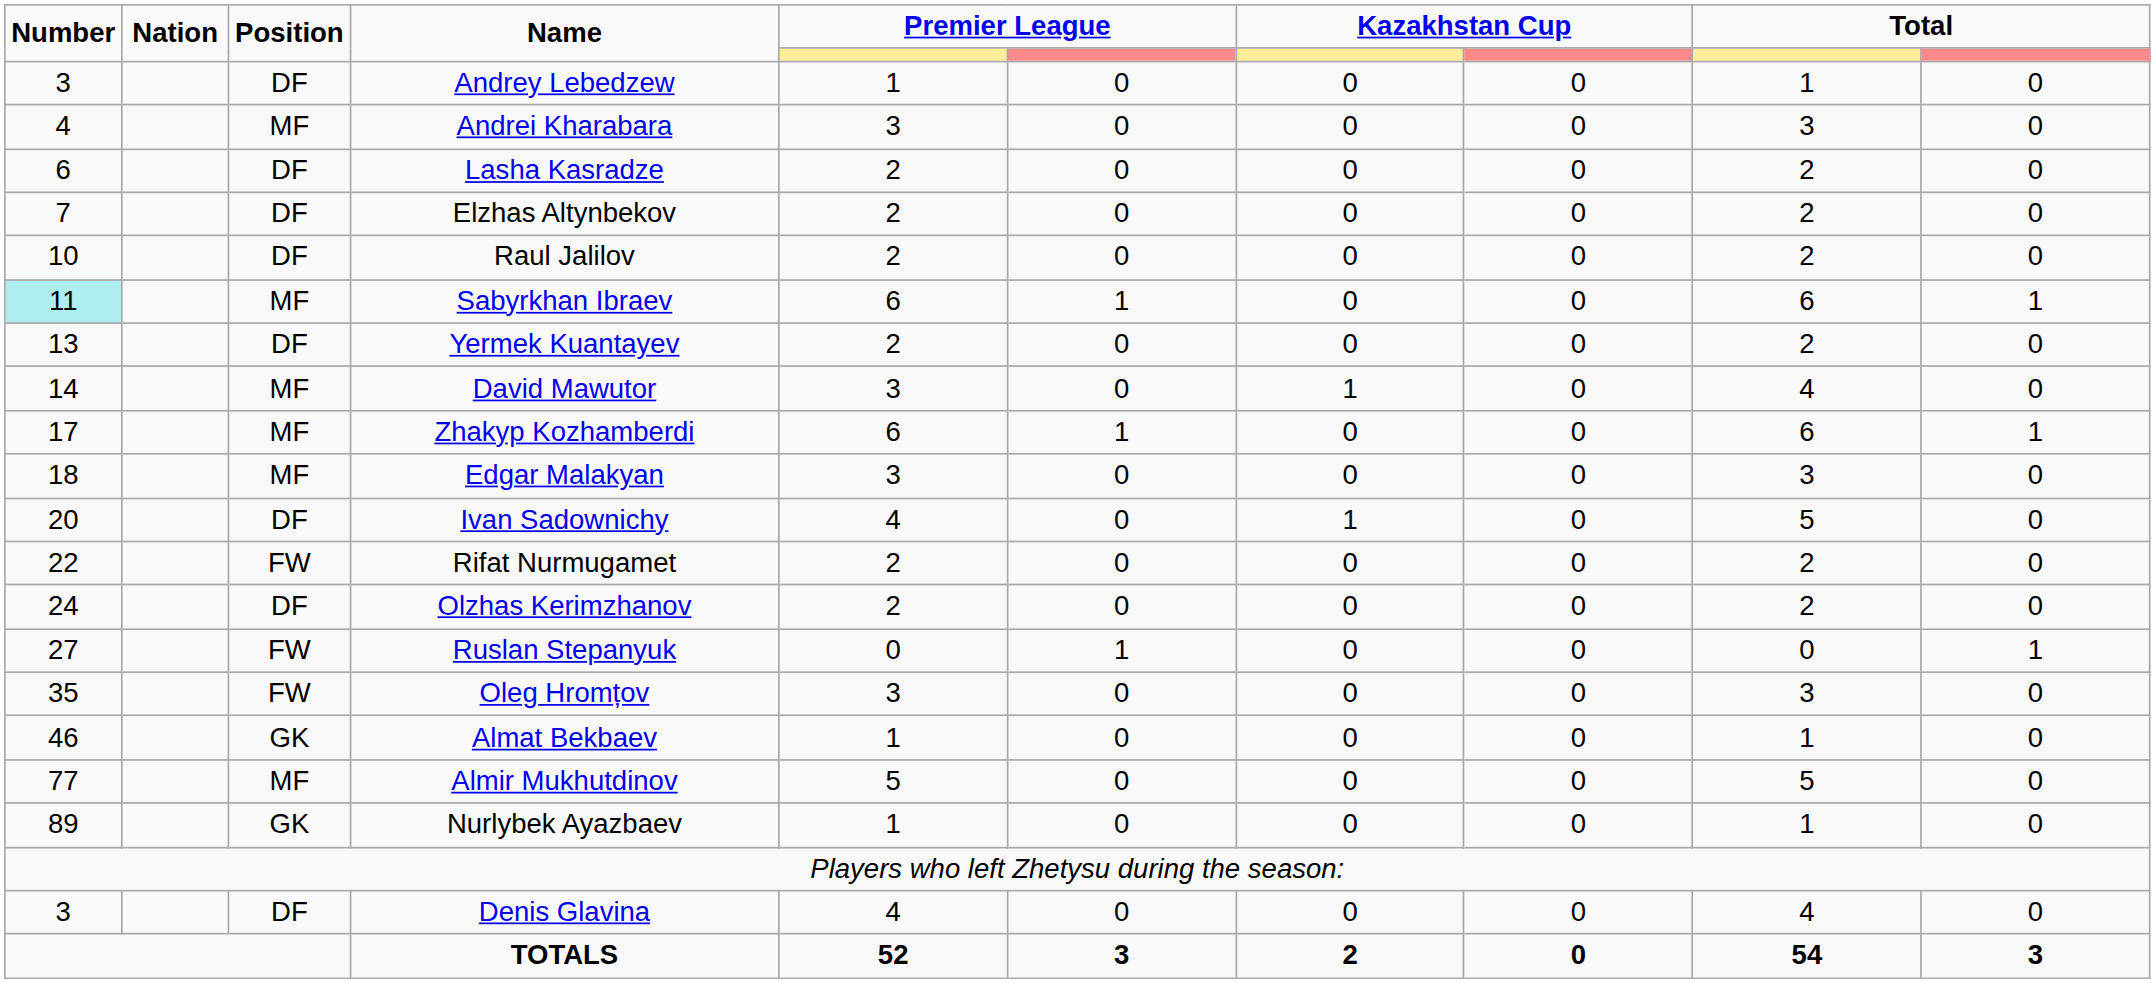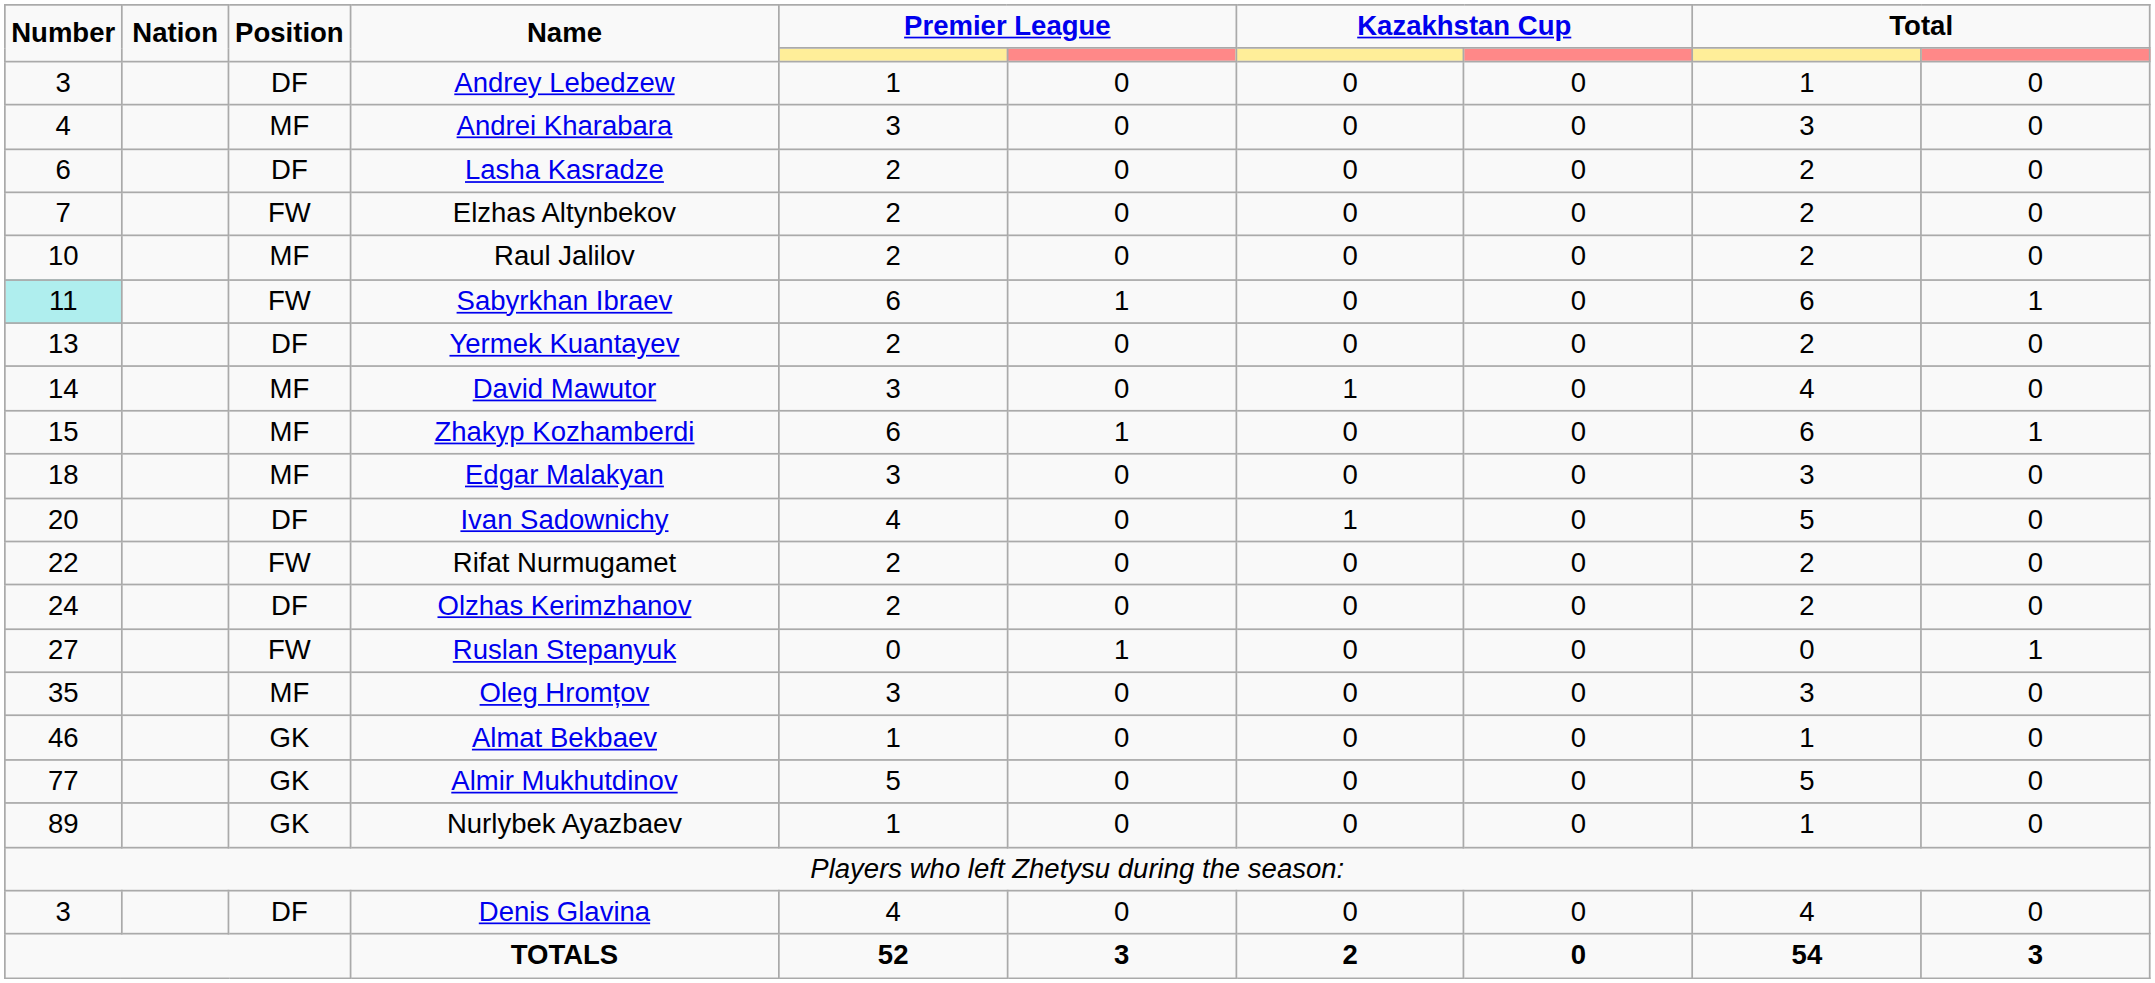(289, 213) DF -> (289, 213) FW
(289, 257) DF -> (289, 257) MF
(289, 300) MF -> (289, 300) FW
(63, 431) 17 -> (63, 431) 15
(289, 693) FW -> (289, 693) MF
(289, 780) MF -> (289, 780) GK
